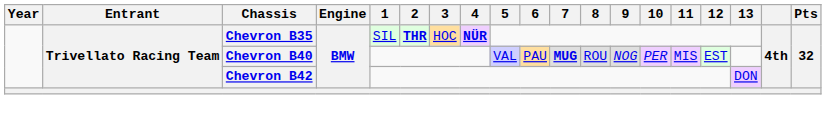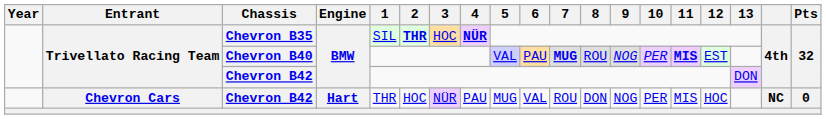(686, 56) normal -> (686, 56) bold
+ row: (133, 98)
